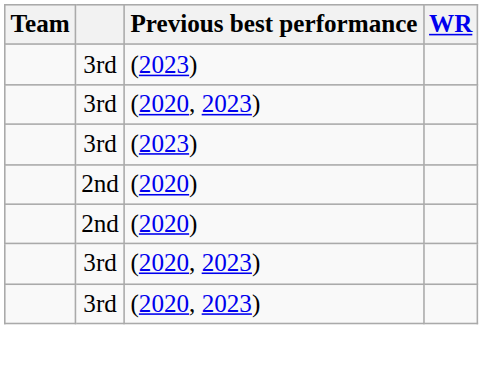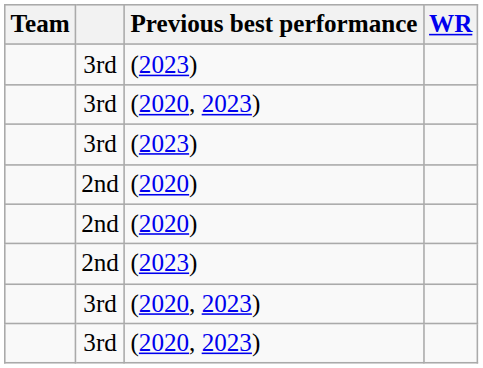+ row: (100, 263)
